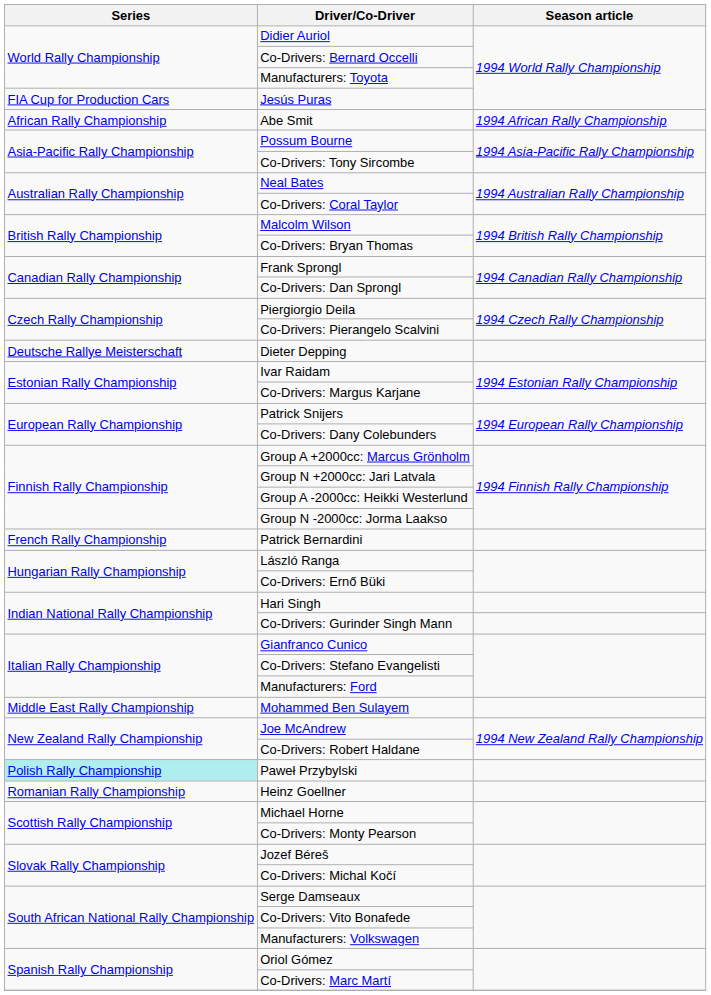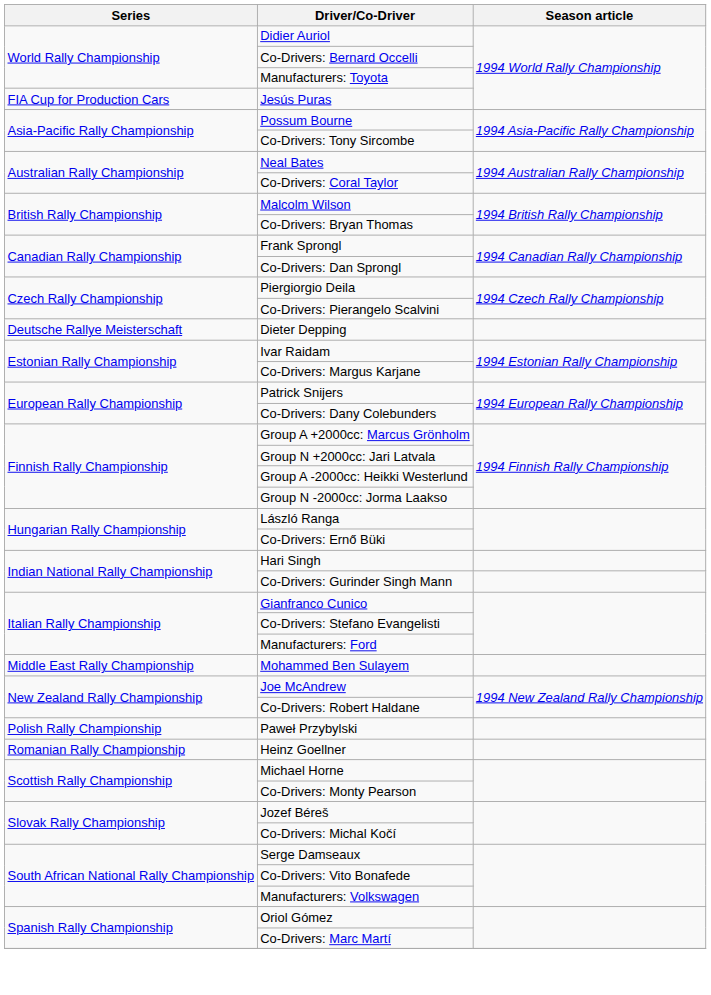- row: (286, 120)
- row: (311, 539)
(84, 770) paleturquoise background -> (84, 728) no background
